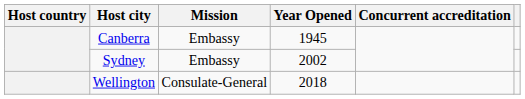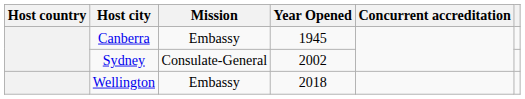(214, 60) Embassy -> (214, 60) Consulate-General
(214, 82) Consulate-General -> (214, 82) Embassy
